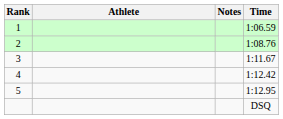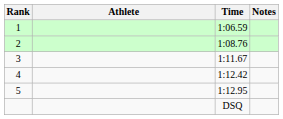columns swapped: (261, 12) <-> (229, 12)
